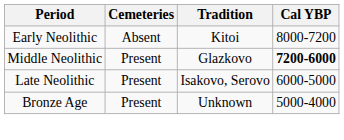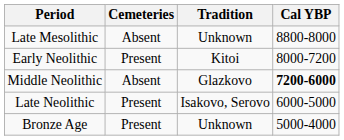+ row: (55, 37)
(141, 37) Absent -> (141, 59) Present
(141, 59) Present -> (141, 80) Absent
